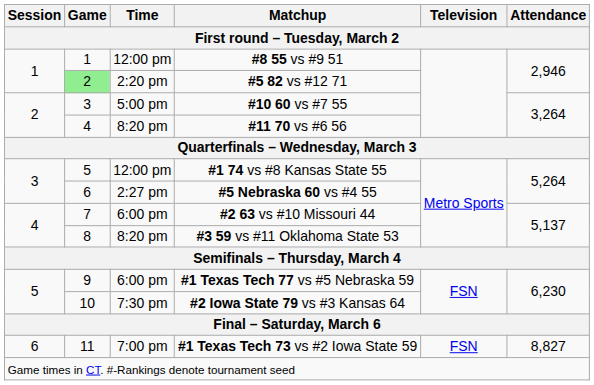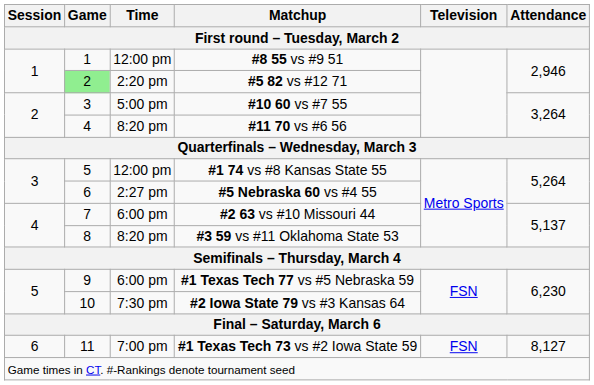(548, 347) 8,827 -> (548, 347) 8,127
